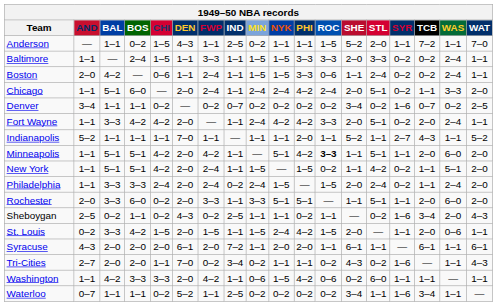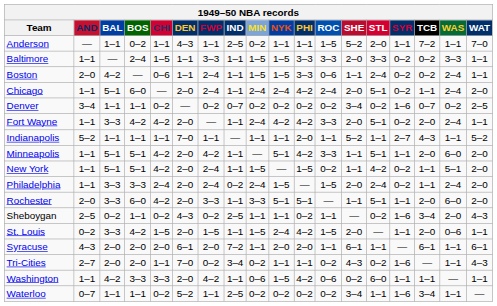(162, 44) 1–5 -> (162, 44) 1–1
(453, 59) 2–4 -> (453, 59) 3–3
(453, 91) 3–3 -> (453, 91) 2–4
(328, 153) bold -> (328, 153) normal
(162, 200) 0–2 -> (162, 200) 4–2
